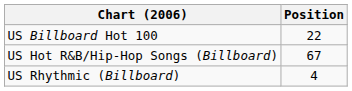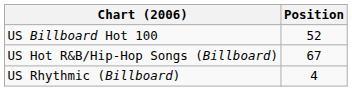(314, 35) 22 -> (314, 35) 52
